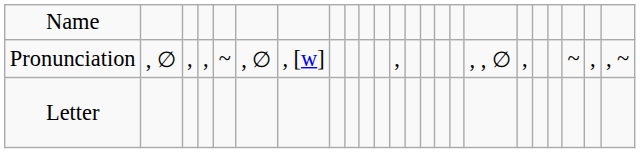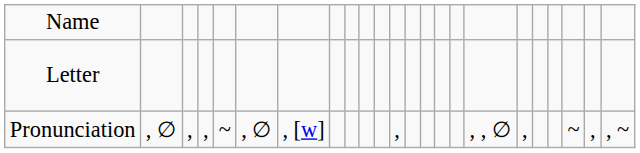rows swapped: (73, 112) <-> (73, 58)
